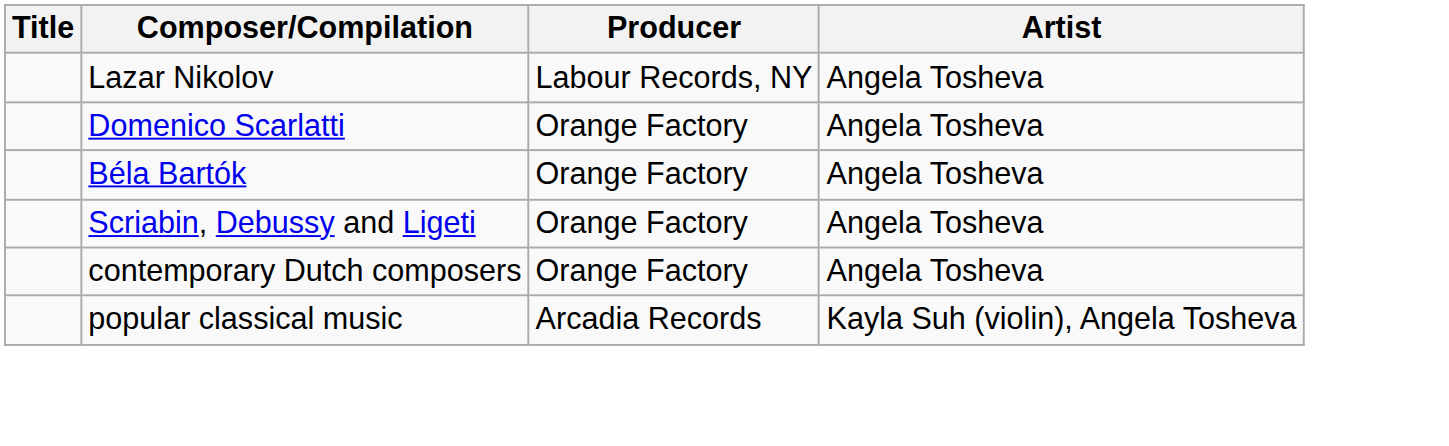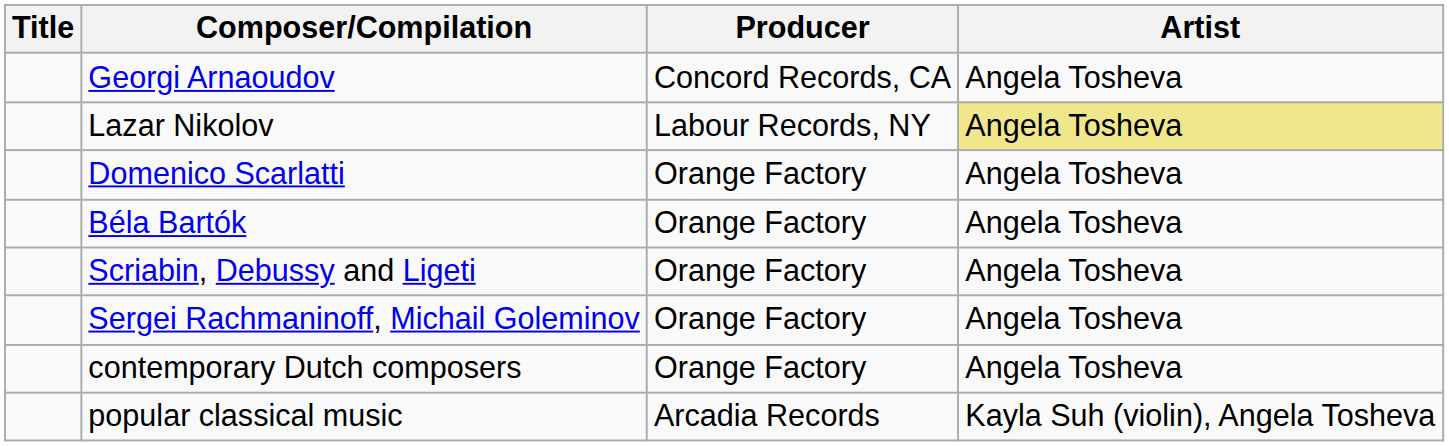+ row: (212, 77)
(935, 77) no background -> (1074, 125) khaki background
+ row: (364, 319)
